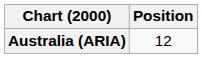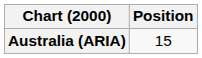(163, 41) 12 -> (163, 41) 15
